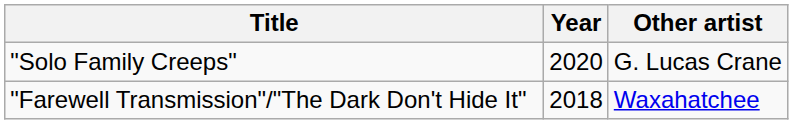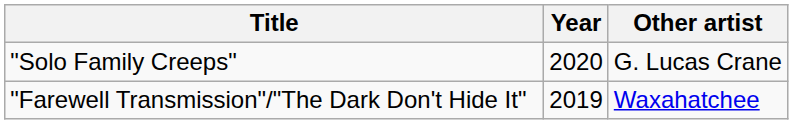(576, 99) 2018 -> (576, 99) 2019
